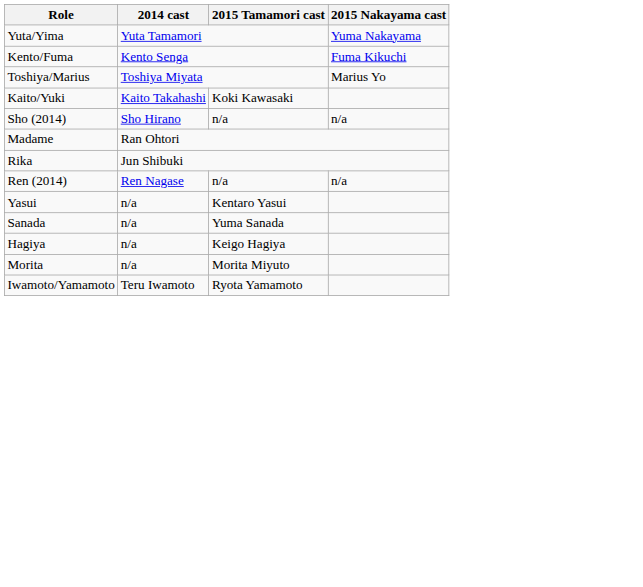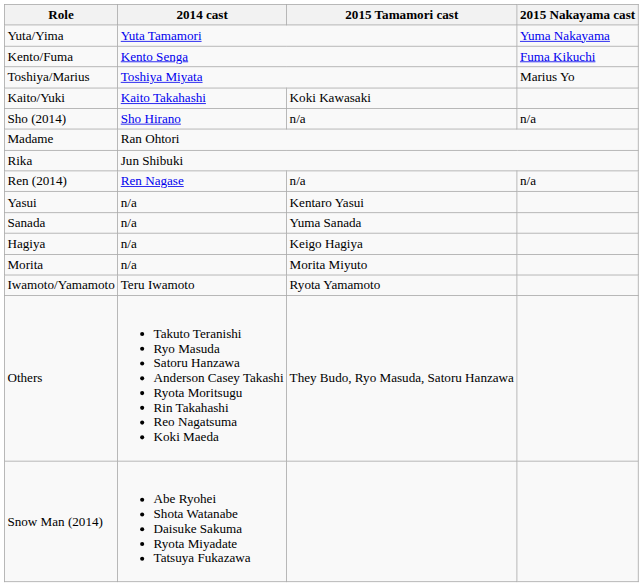+ row: (25, 378)
+ row: (55, 521)
